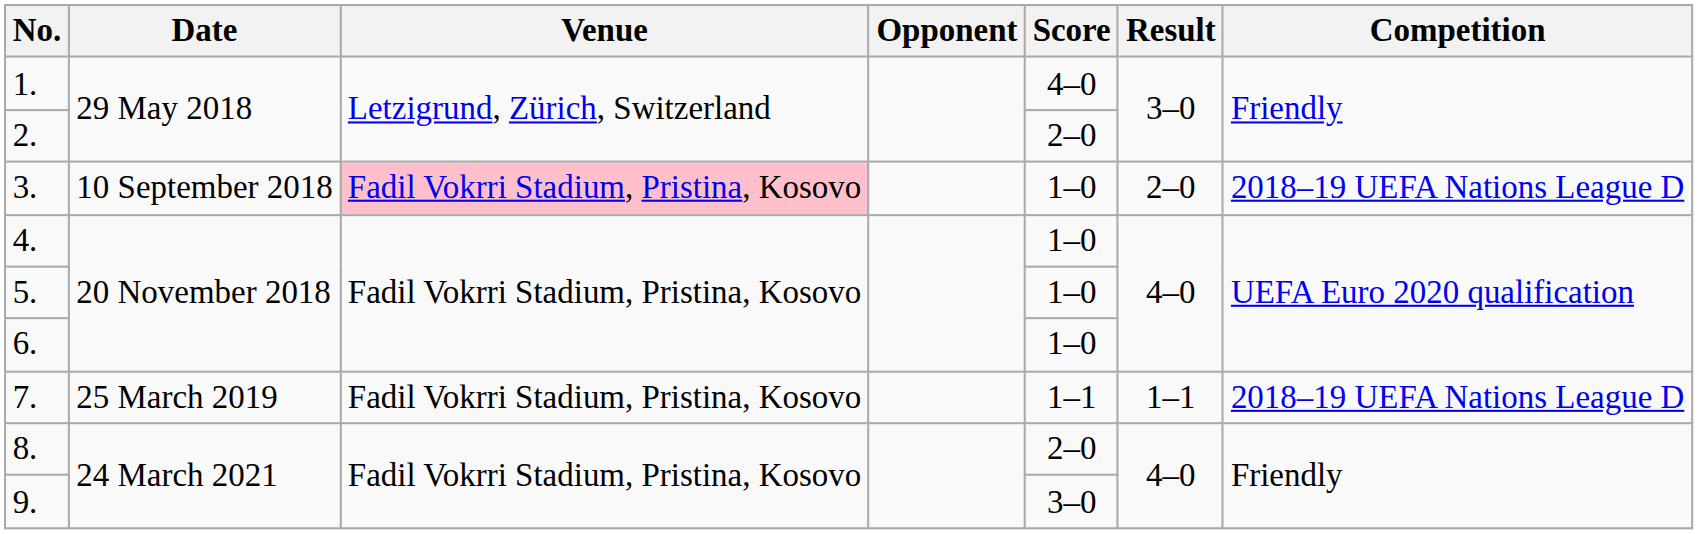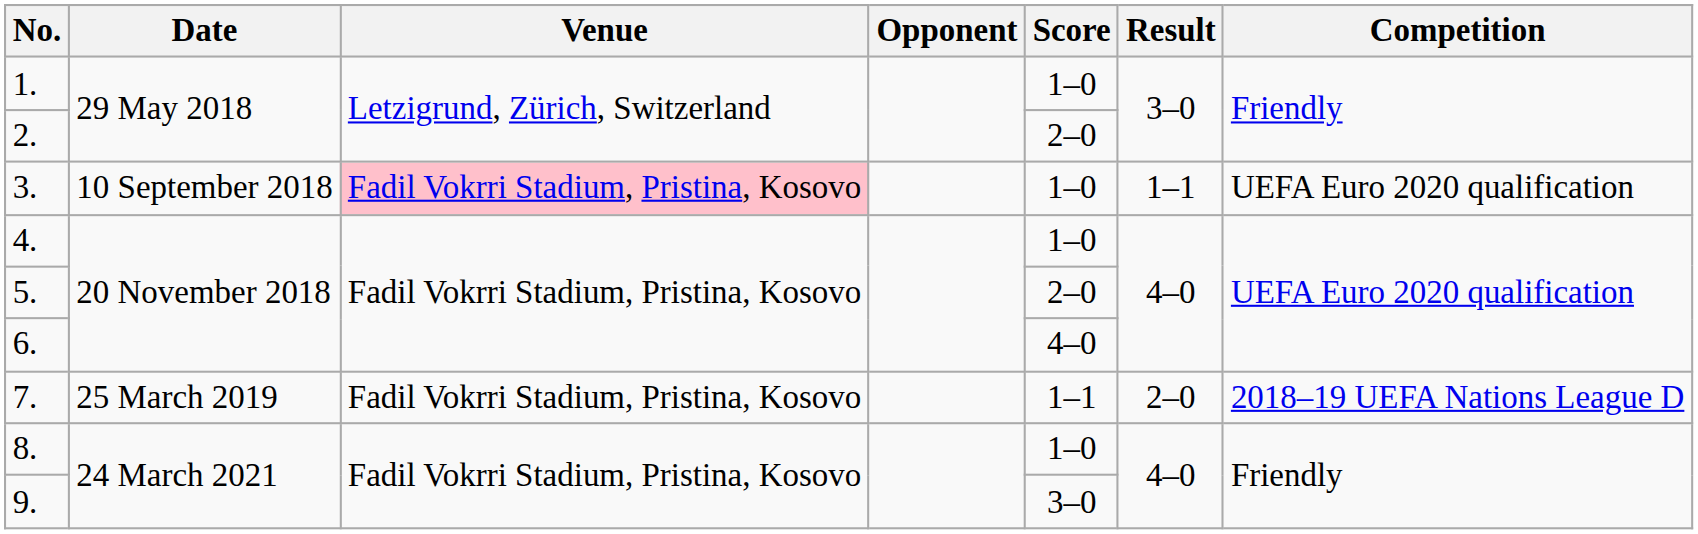(1072, 82) 4–0 -> (1072, 82) 1–0
(1171, 187) 2–0 -> (1171, 187) 1–1
(1458, 187) 2018–19 UEFA Nations League D -> (1432, 187) UEFA Euro 2020 qualification
(1072, 291) 1–0 -> (1072, 291) 2–0
(1072, 344) 1–0 -> (1072, 344) 4–0
(1171, 396) 1–1 -> (1171, 396) 2–0
(1072, 448) 2–0 -> (1072, 448) 1–0
